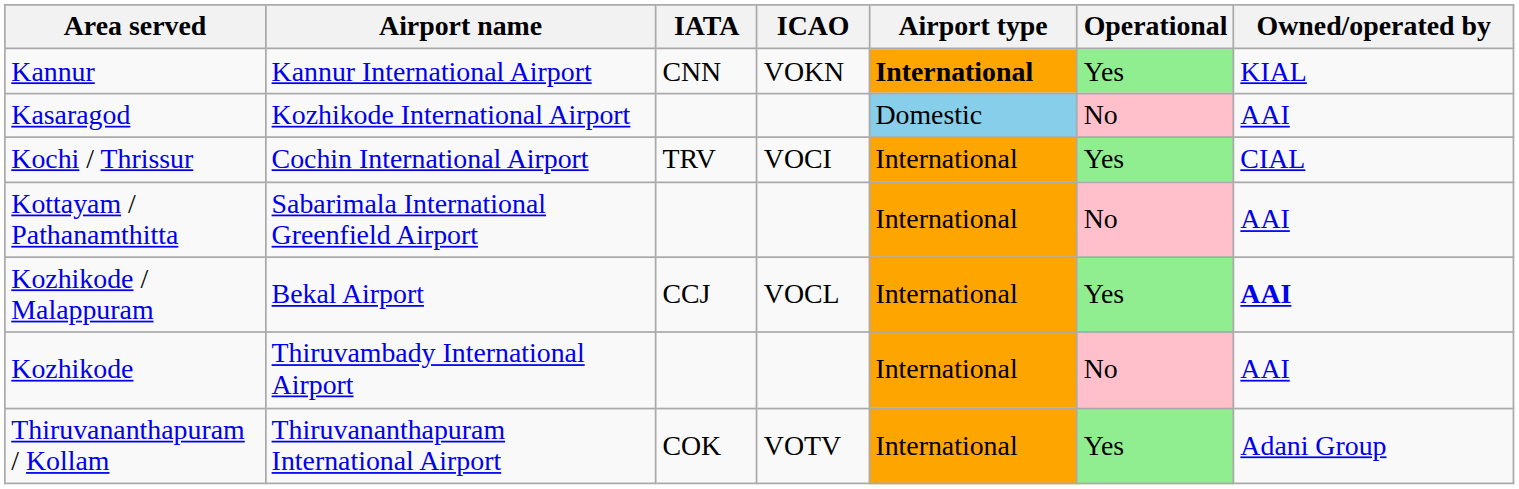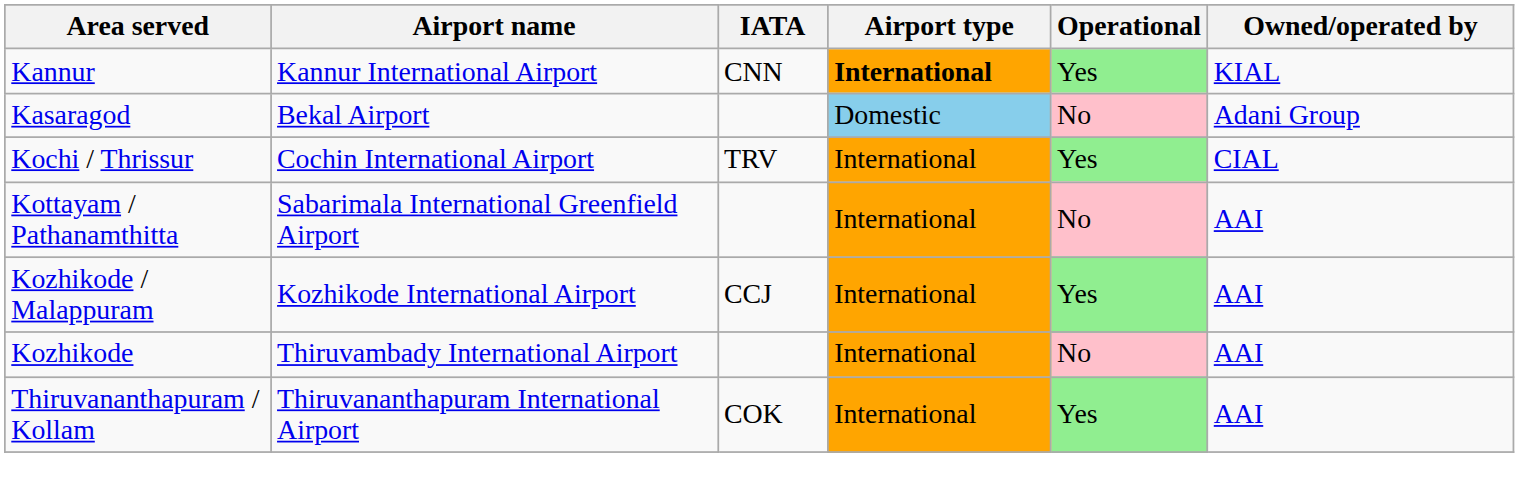- column: (813, 26)
(451, 114) Kozhikode International Airport -> (353, 114) Bekal Airport
(1265, 114) AAI -> (1287, 114) Adani Group
(348, 294) Bekal Airport -> (456, 294) Kozhikode International Airport
(1266, 294) bold -> (1239, 294) normal
(1313, 445) Adani Group -> (1239, 413) AAI
